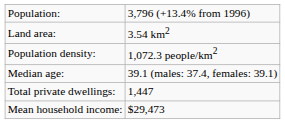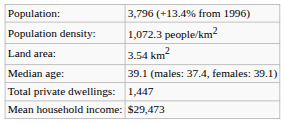rows swapped: (32, 33) <-> (52, 54)
